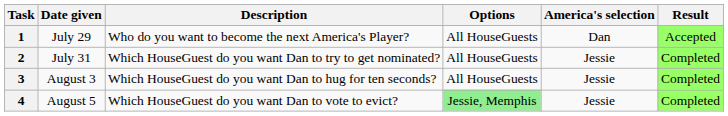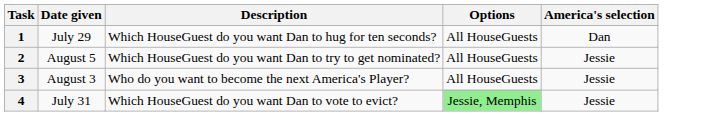- column: (690, 15)
(259, 36) Who do you want to become the next America's Player? -> (272, 36) Which HouseGuest do you want Dan to hug for ten seconds?
(71, 57) July 31 -> (71, 57) August 5
(272, 79) Which HouseGuest do you want Dan to hug for ten seconds? -> (259, 79) Who do you want to become the next America's Player?
(71, 100) August 5 -> (71, 100) July 31
